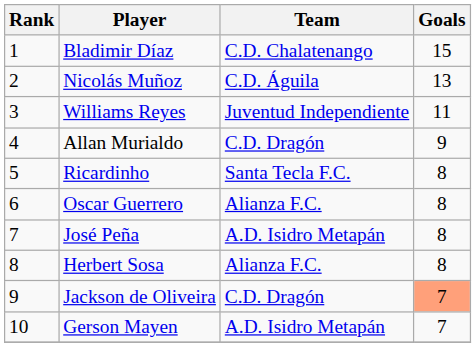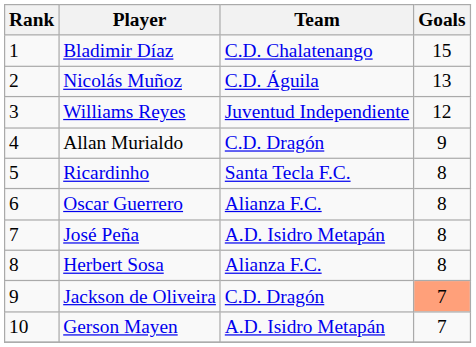(442, 111) 11 -> (442, 111) 12
